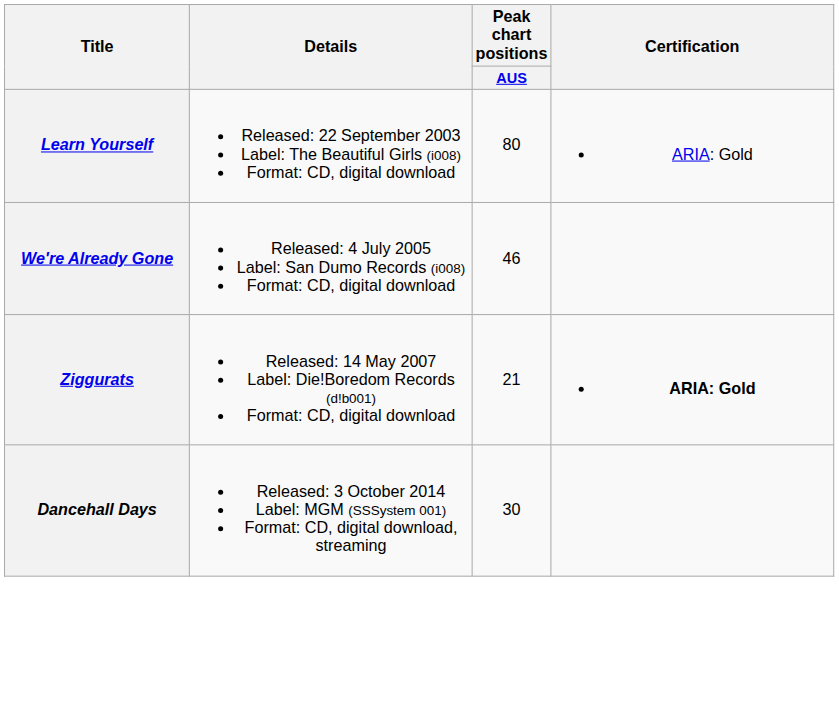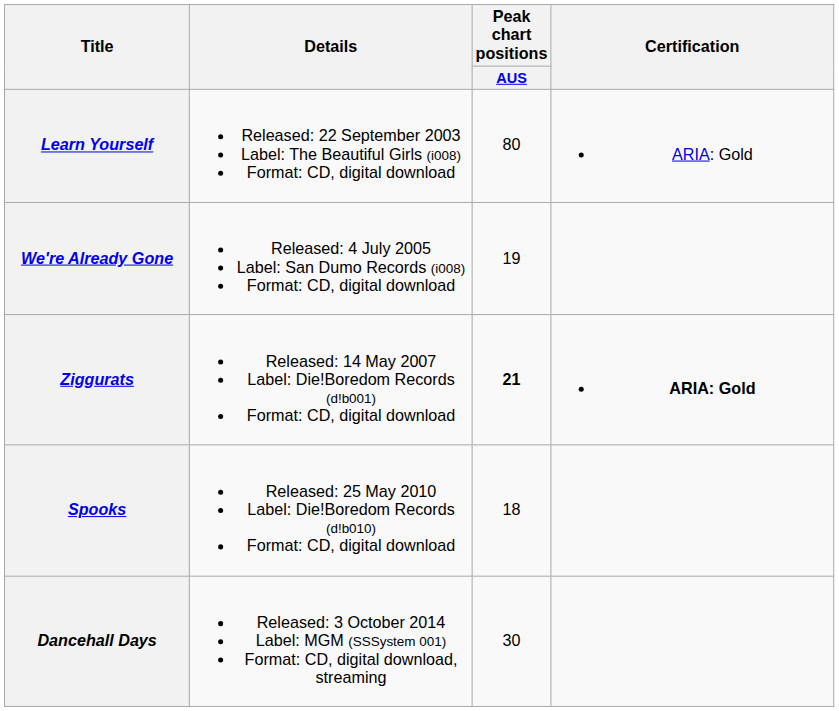(512, 258) 46 -> (512, 258) 19
(512, 379) normal -> (512, 379) bold
+ row: (97, 510)
